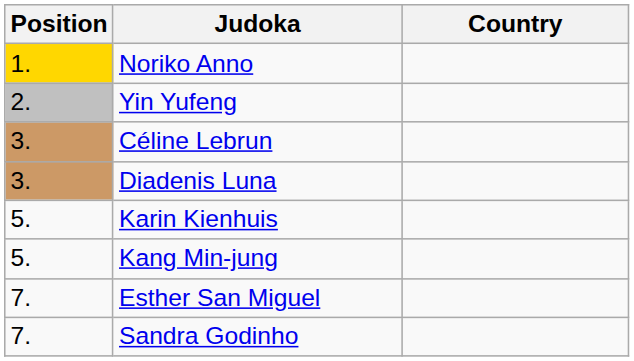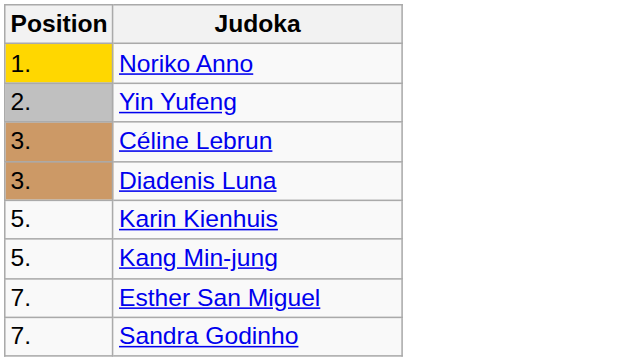- column: (515, 24)
